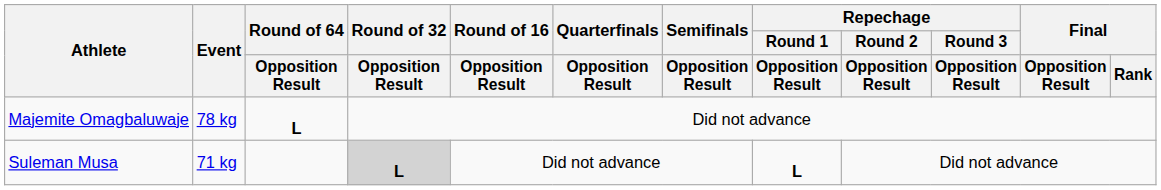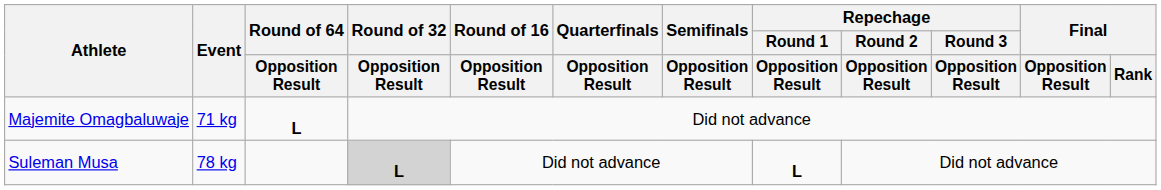(217, 119) 78 kg -> (217, 119) 71 kg
(217, 163) 71 kg -> (217, 163) 78 kg
